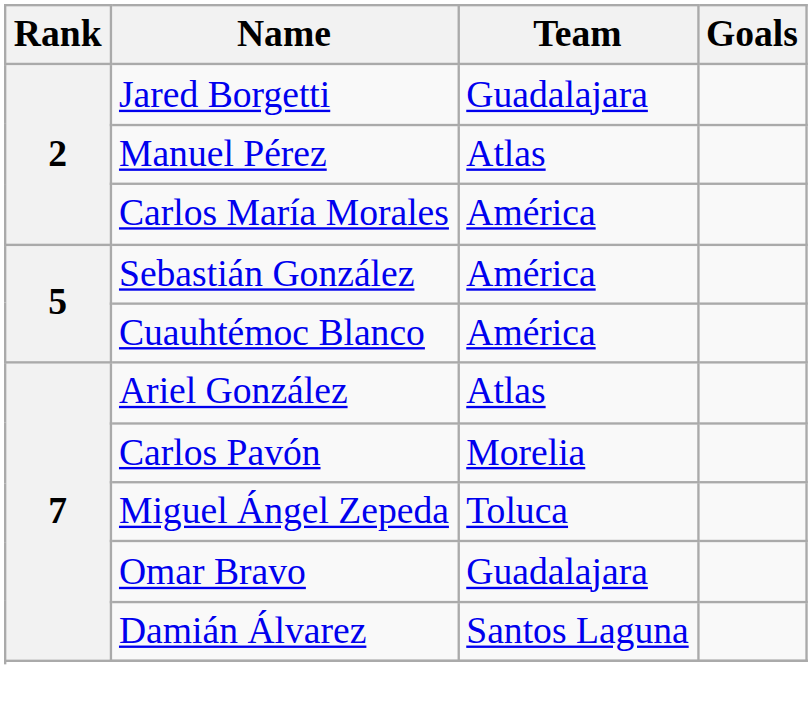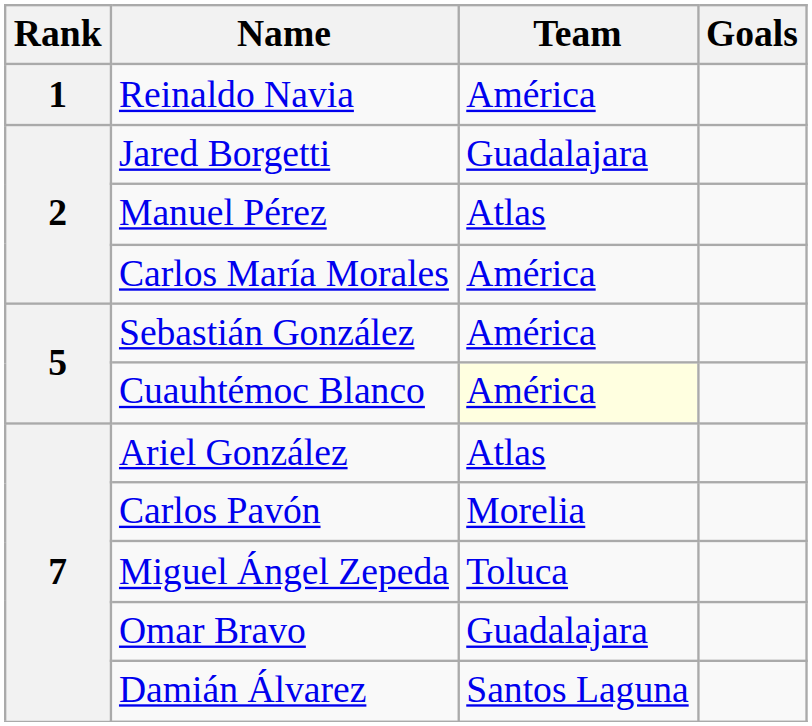+ row: (236, 93)
(531, 332) no background -> (531, 392) lightyellow background
